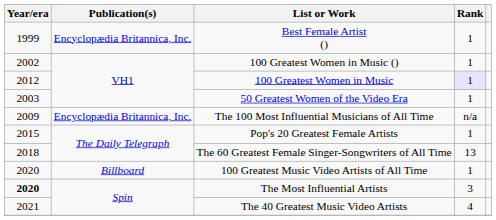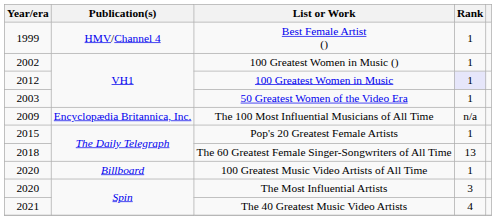(123, 37) Encyclopædia Britannica, Inc. -> (123, 37) HMV/Channel 4
(28, 188) bold -> (28, 188) normal
